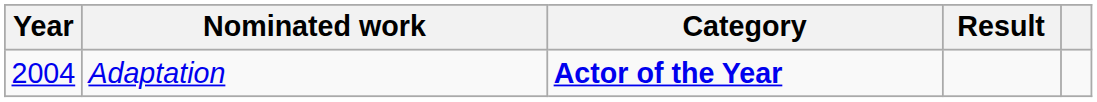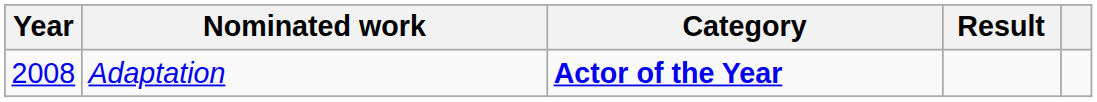(43, 72) 2004 -> (43, 72) 2008
